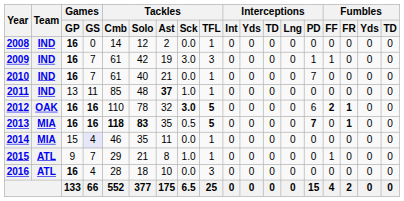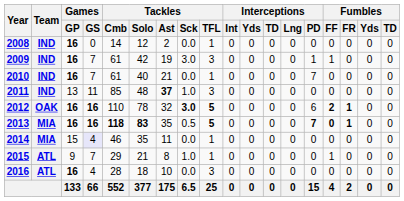(211, 92) 1 -> (211, 92) 3
(331, 124) normal -> (331, 124) bold
